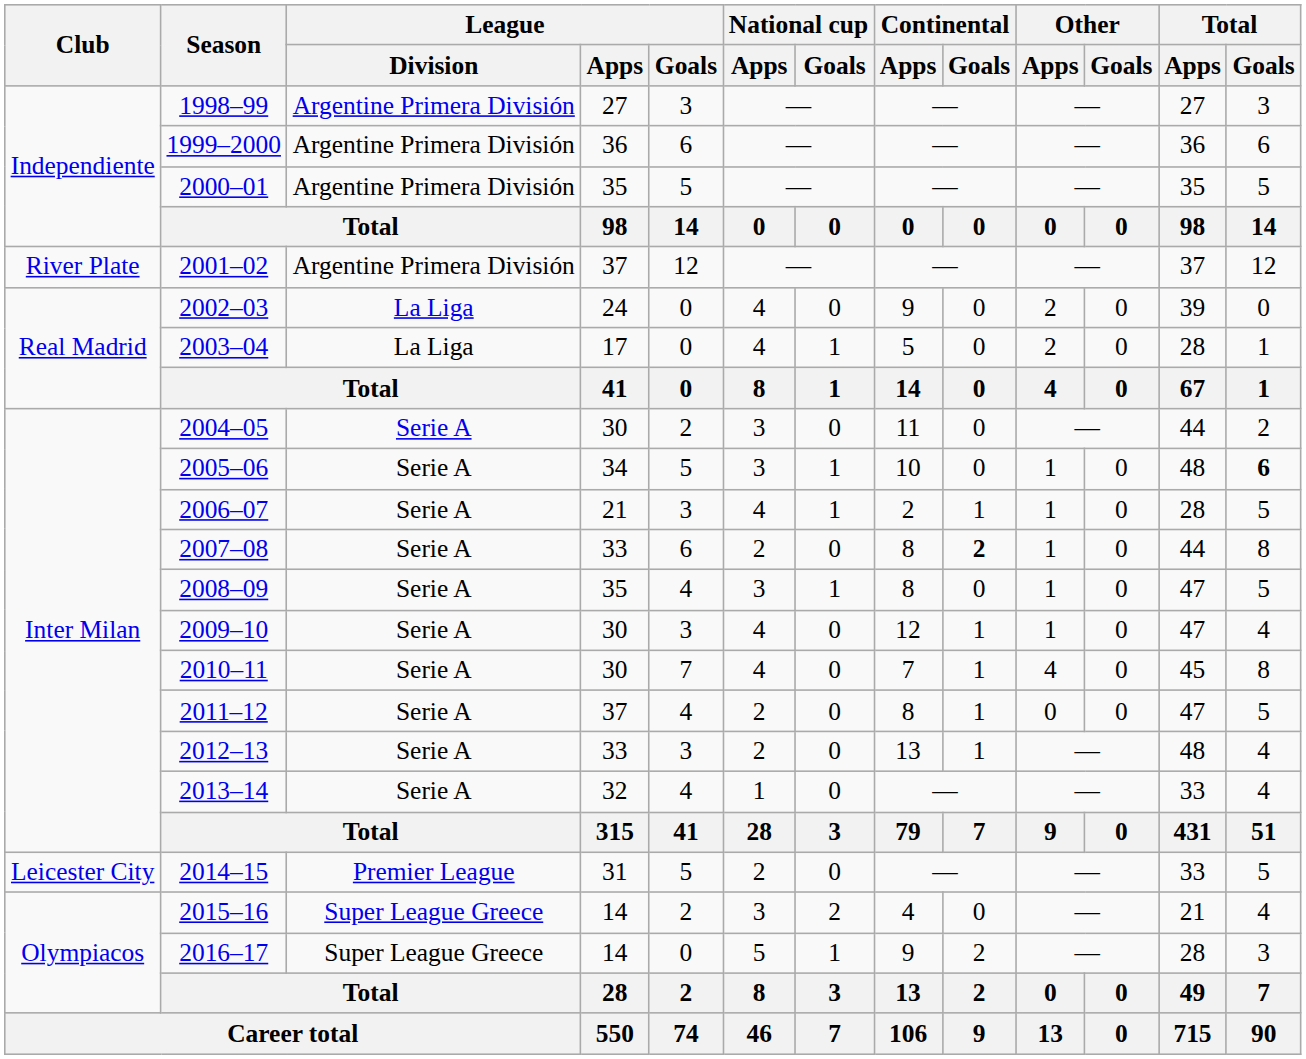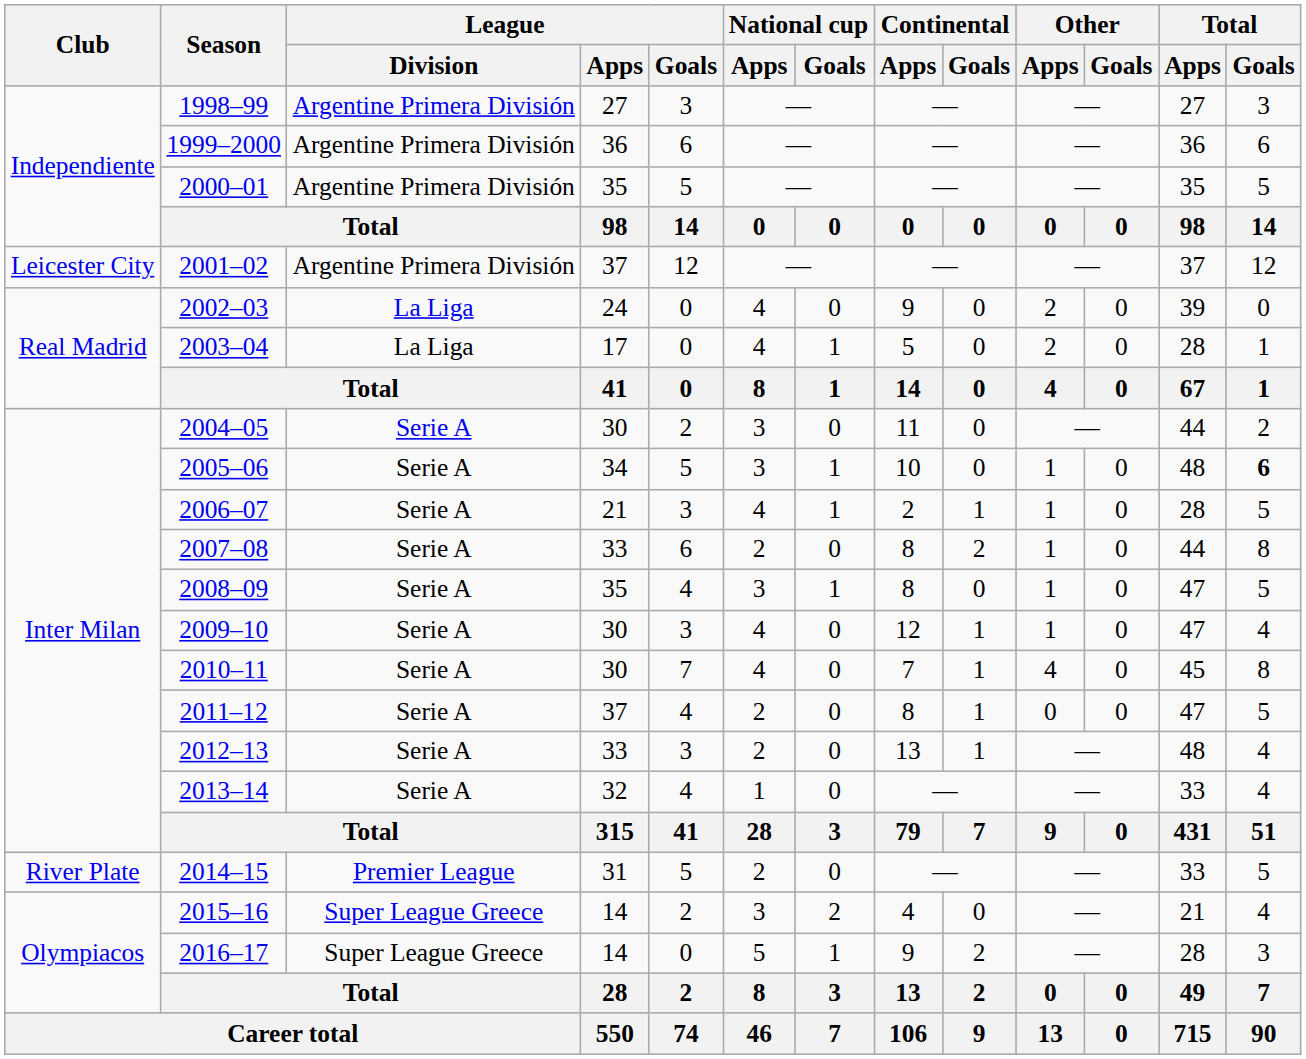(83, 266) River Plate -> (83, 266) Leicester City
(979, 549) bold -> (979, 549) normal
(83, 871) Leicester City -> (83, 871) River Plate
